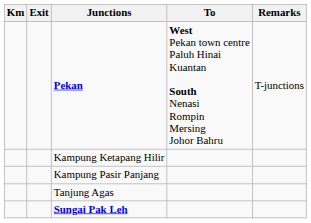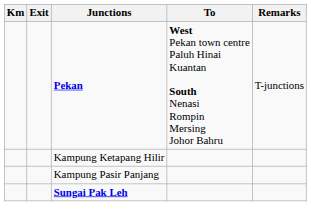- row: (84, 192)
